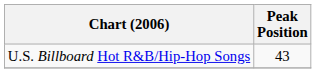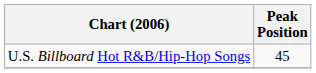(282, 56) 43 -> (282, 56) 45
